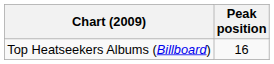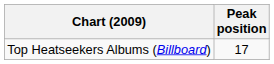(242, 49) 16 -> (242, 49) 17
